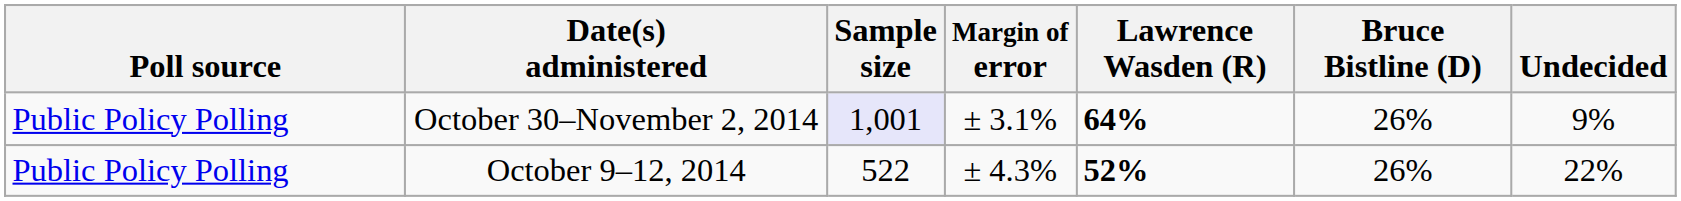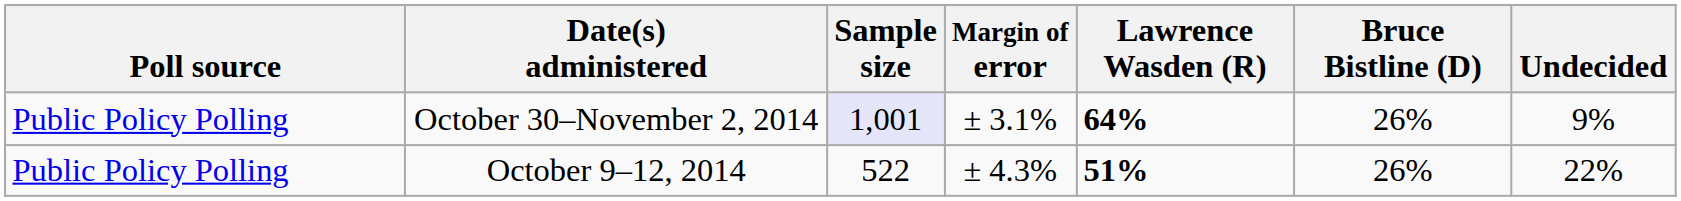(1116, 169) 52% -> (1116, 169) 51%
